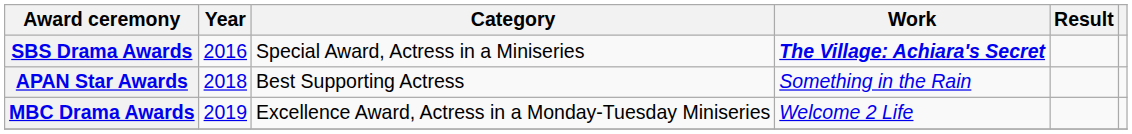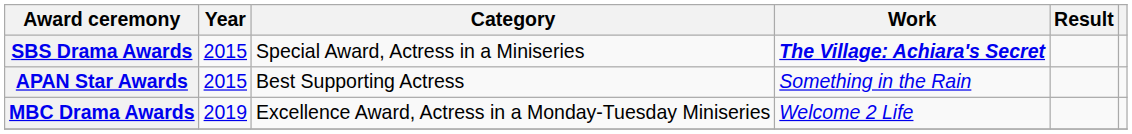(225, 50) 2016 -> (225, 50) 2015
(225, 81) 2018 -> (225, 81) 2015
